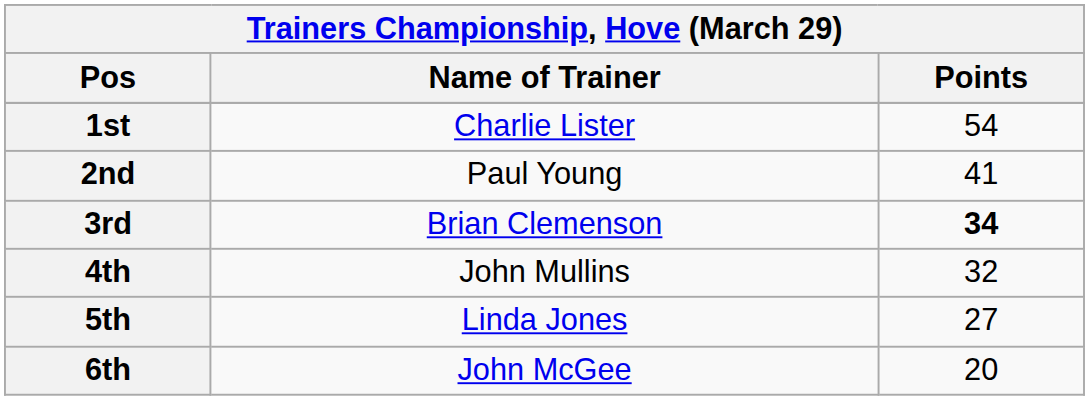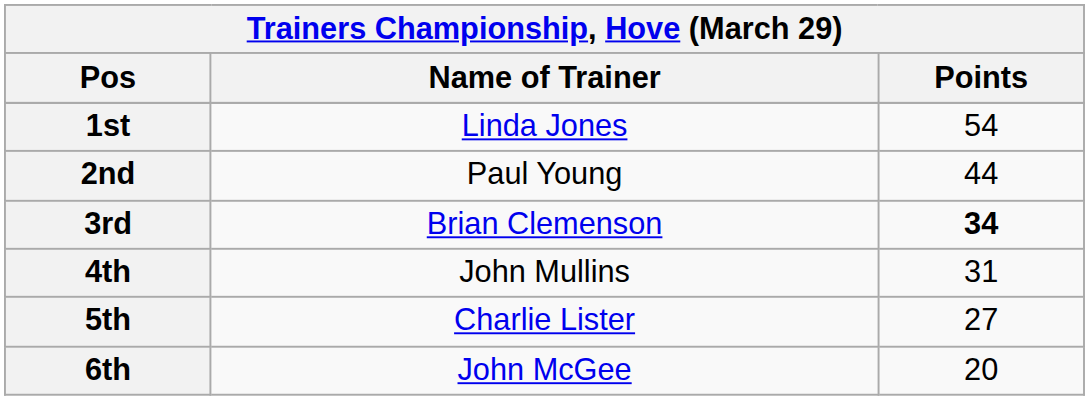(545, 126) Charlie Lister -> (545, 126) Linda Jones
(981, 175) 41 -> (981, 175) 44
(981, 272) 32 -> (981, 272) 31
(545, 321) Linda Jones -> (545, 321) Charlie Lister
